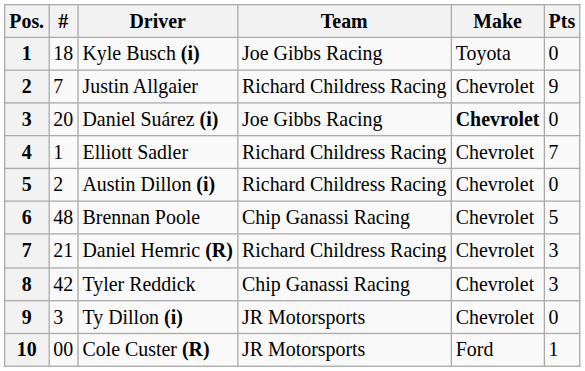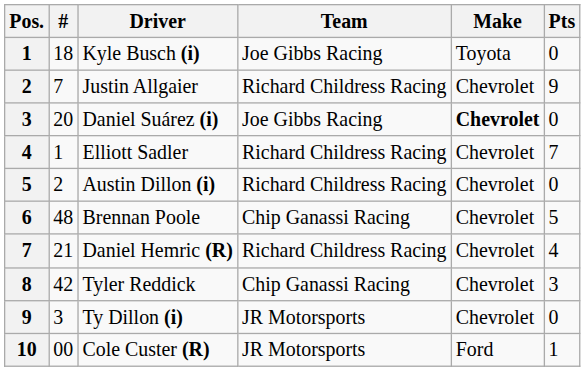(554, 250) 3 -> (554, 250) 4
